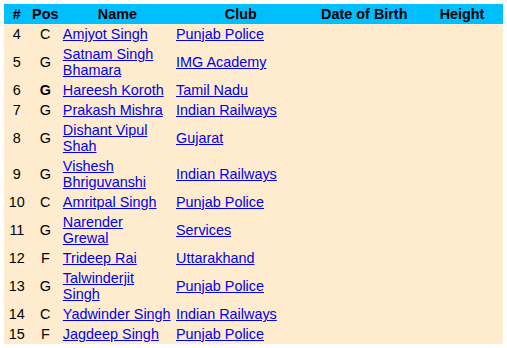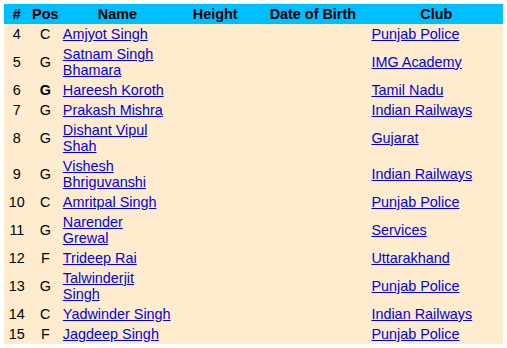columns swapped: (241, 14) <-> (462, 14)
